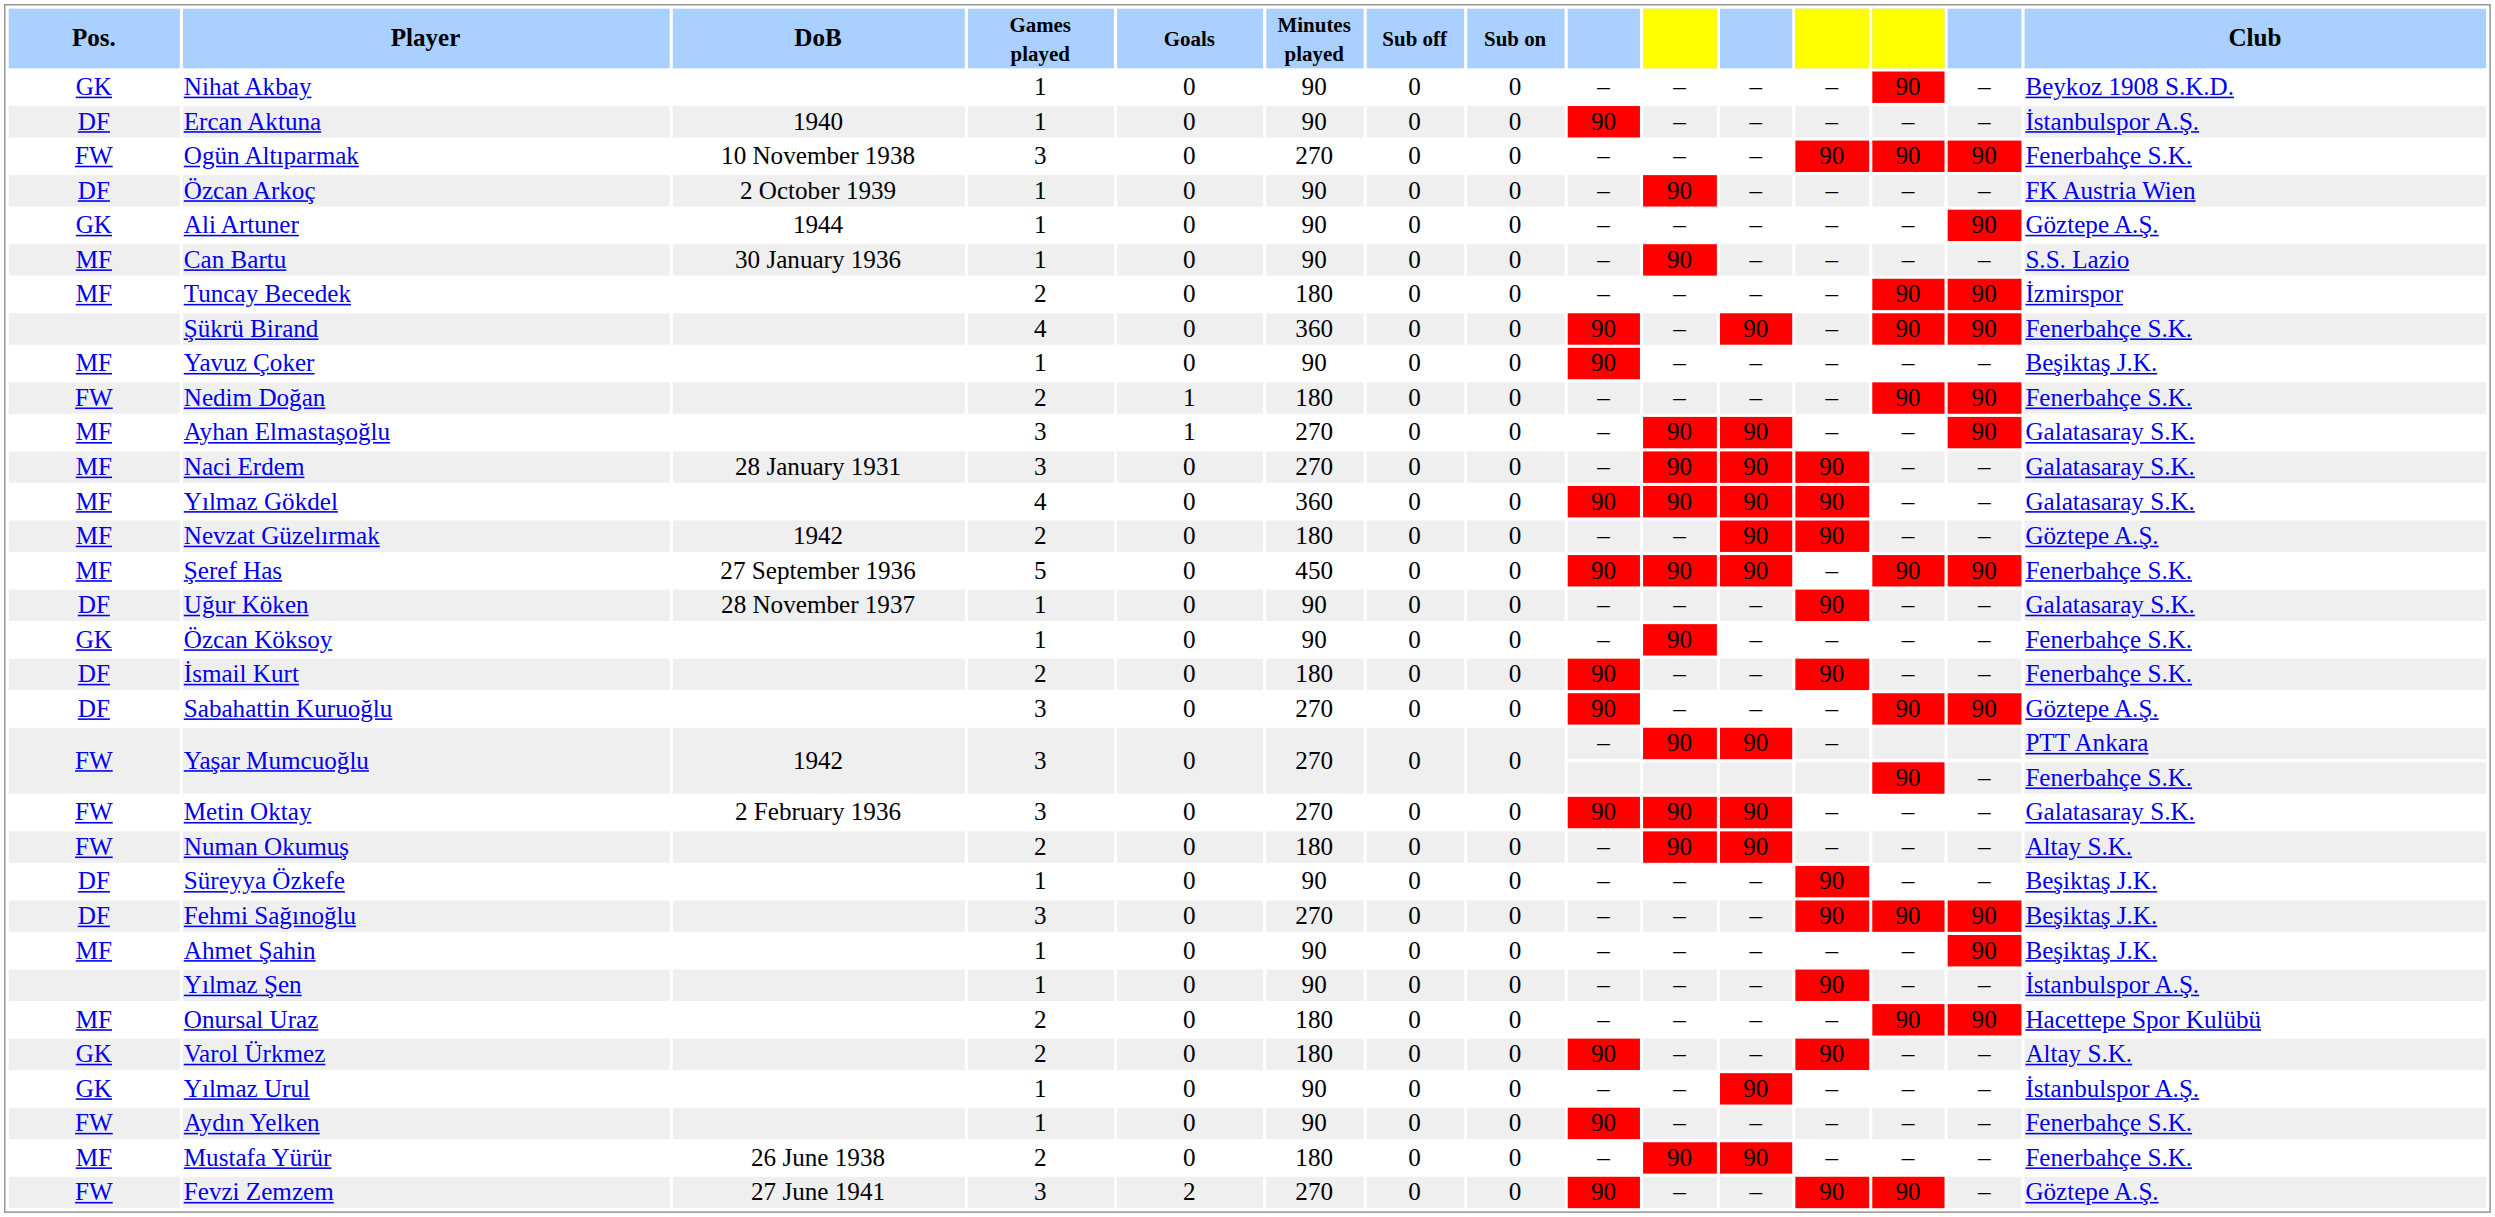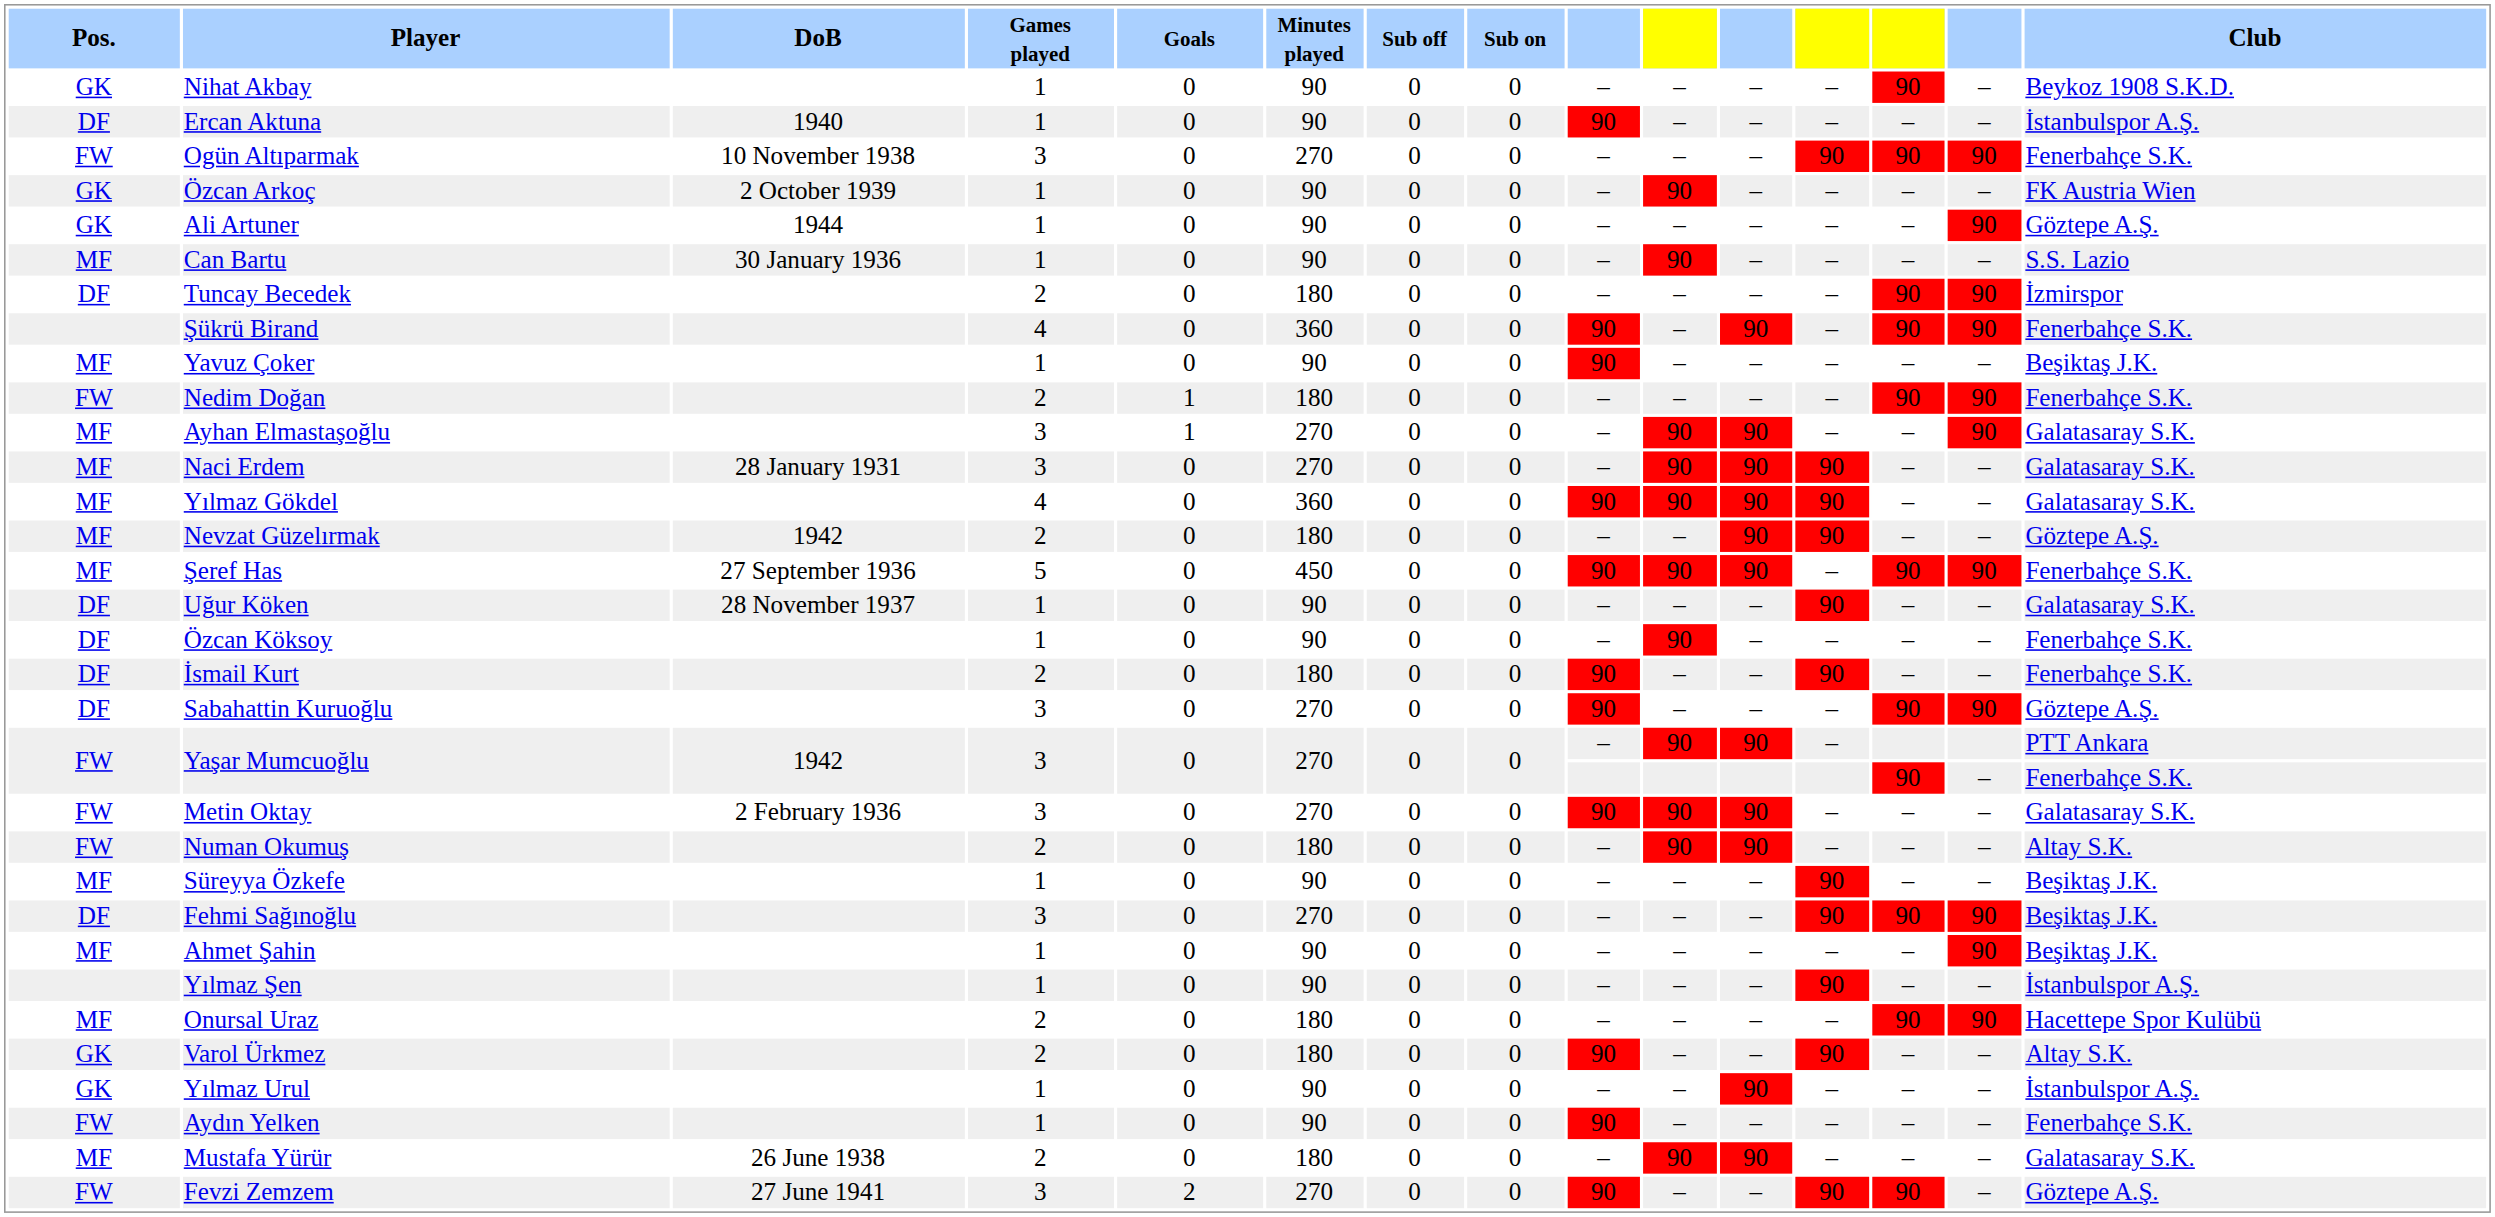(94, 190) DF -> (94, 190) GK
(94, 294) MF -> (94, 294) DF
(94, 639) GK -> (94, 639) DF
(94, 881) DF -> (94, 881) MF
(2109, 1157) Fenerbahçe S.K. -> (2110, 1157) Galatasaray S.K.
